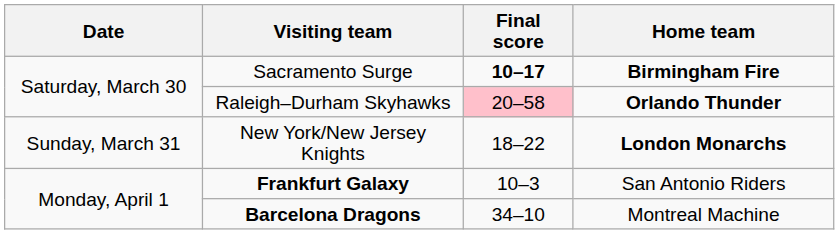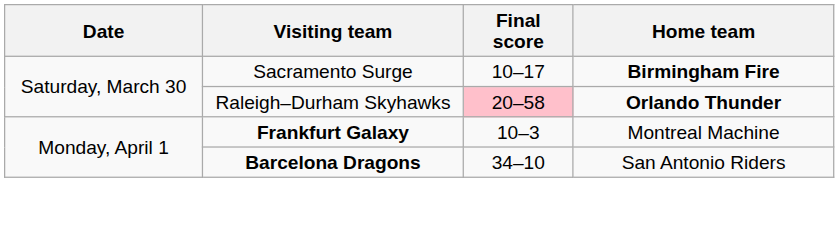(518, 72) bold -> (518, 72) normal
- row: (333, 143)
(704, 184) San Antonio Riders -> (704, 132) Montreal Machine
(704, 214) Montreal Machine -> (704, 163) San Antonio Riders
